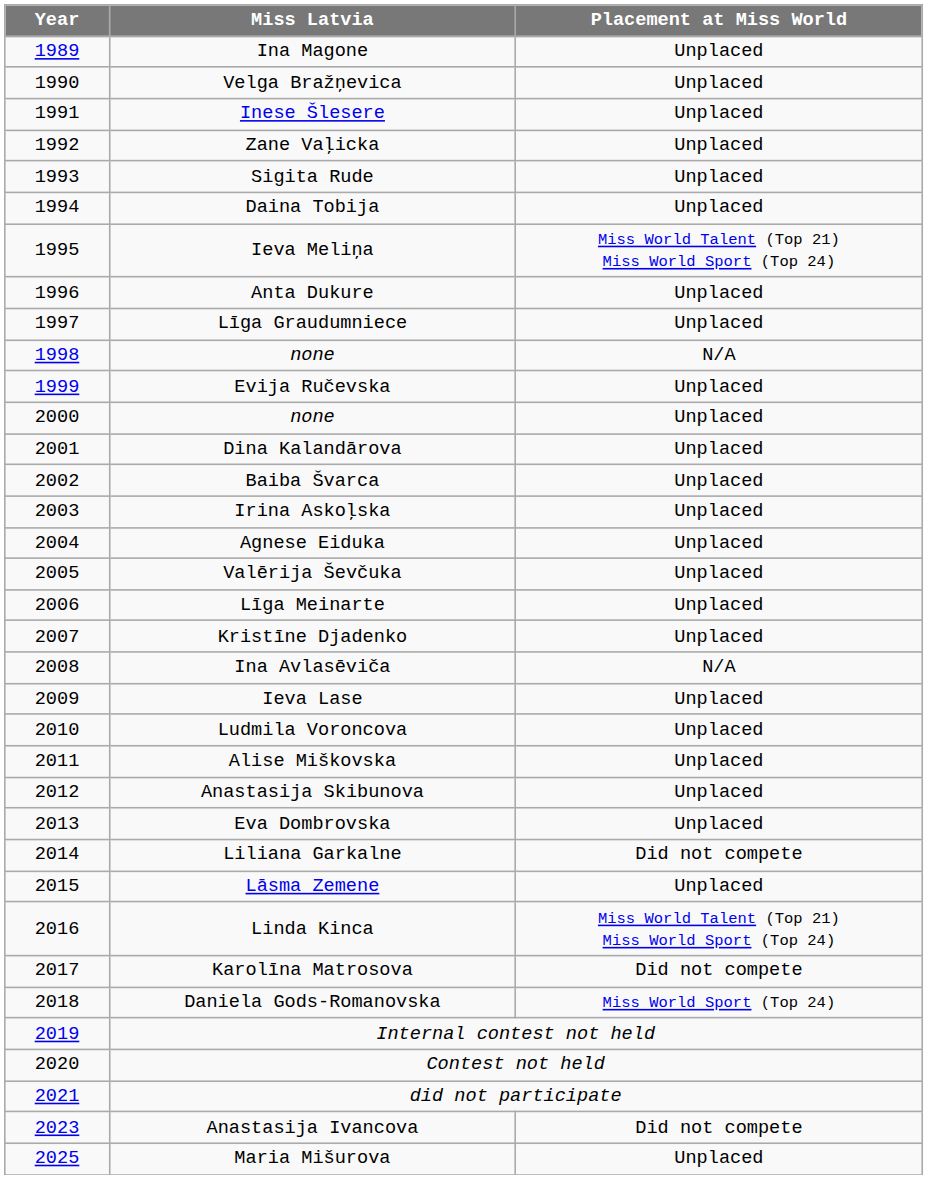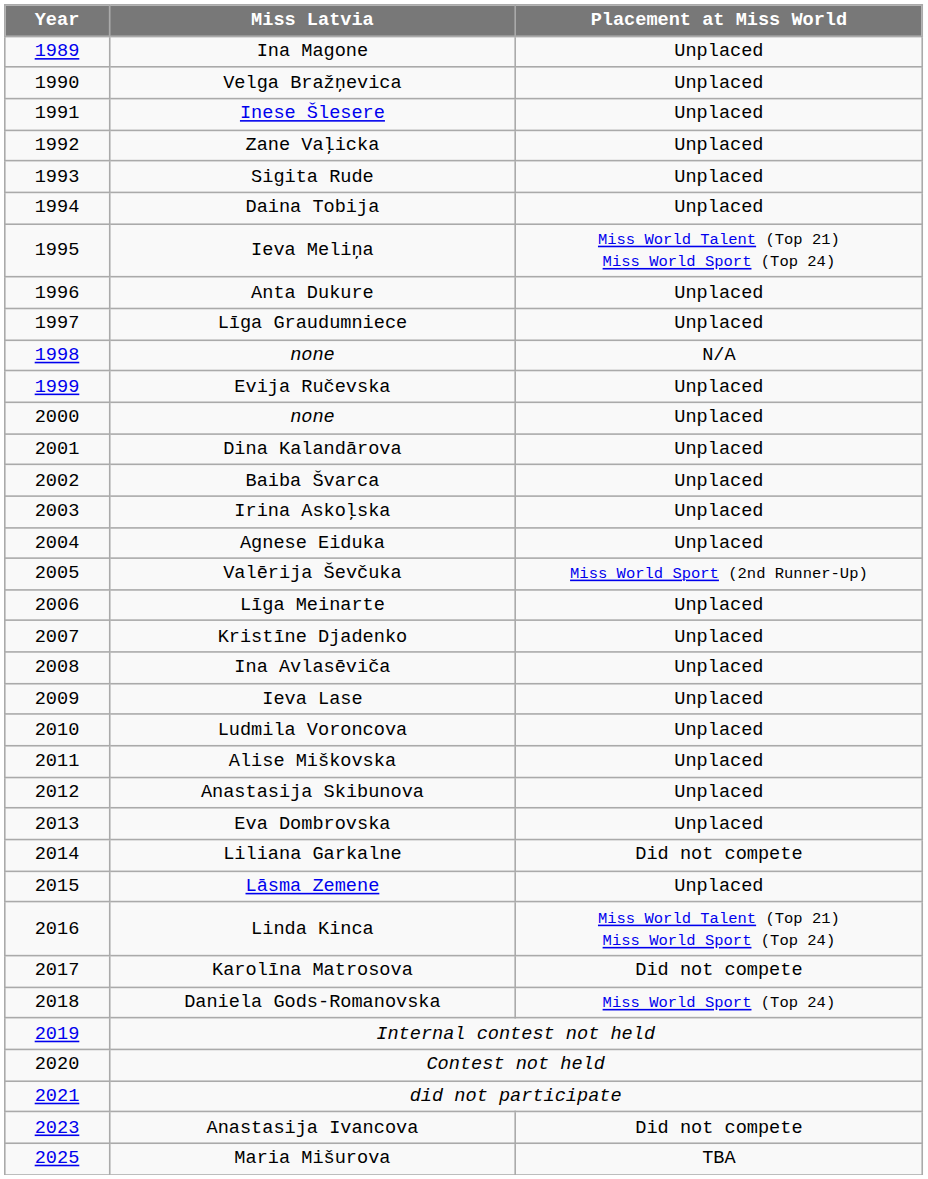(719, 574) Unplaced -> (719, 574) Miss World Sport (2nd Runner-Up)
(719, 667) N/A -> (719, 667) Unplaced
(719, 1158) Unplaced -> (719, 1158) TBA
